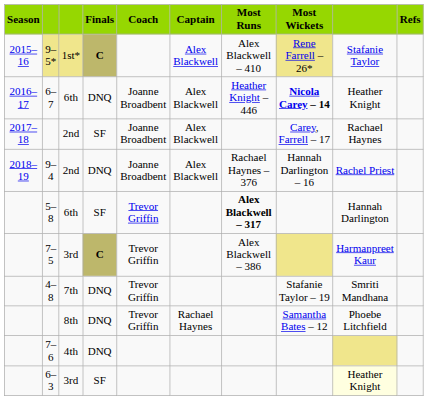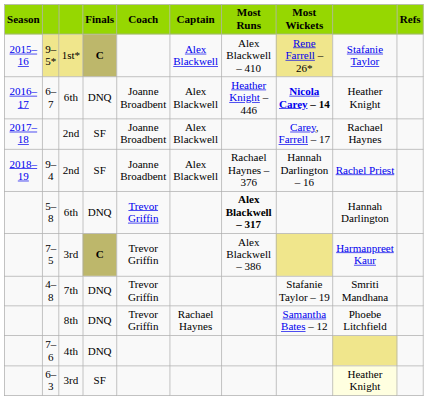(100, 170) DNQ -> (100, 170) SF
(100, 212) SF -> (100, 212) DNQ
